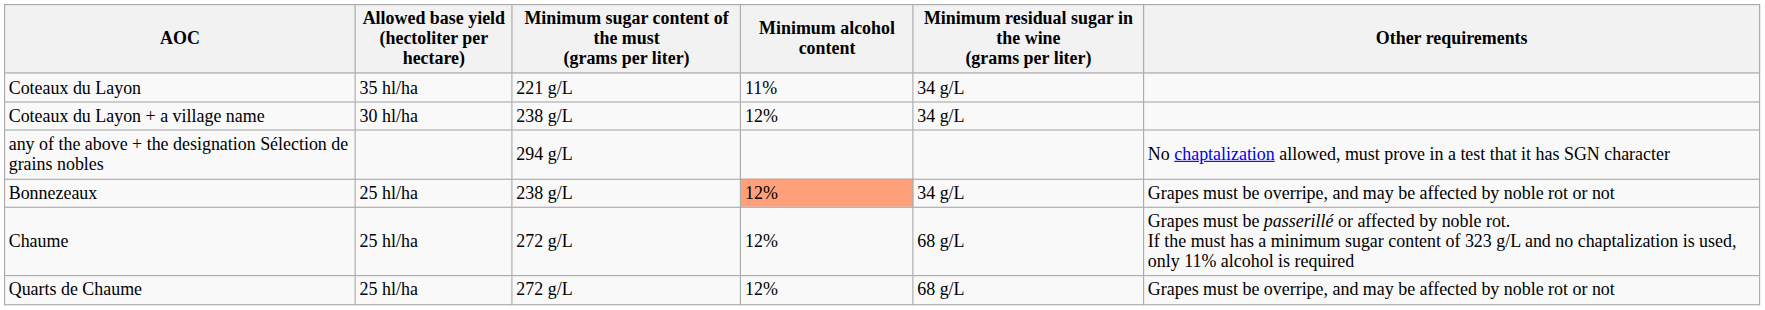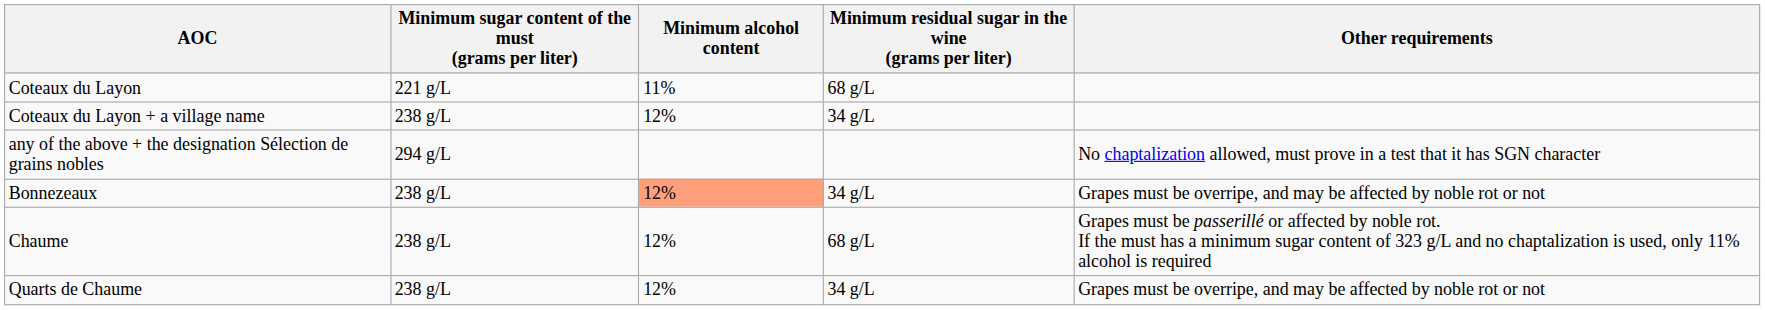- column: (434, 38)
(941, 87) 34 g/L -> (851, 87) 68 g/L
(544, 241) 272 g/L -> (423, 241) 238 g/L
(544, 290) 272 g/L -> (423, 290) 238 g/L
(941, 290) 68 g/L -> (851, 290) 34 g/L
